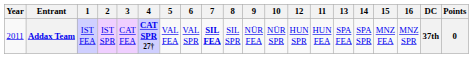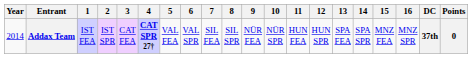columns swapped: (322, 11) <-> (299, 11)
(15, 35) 2011 -> (15, 35) 2014
(212, 35) bold -> (212, 35) normal
